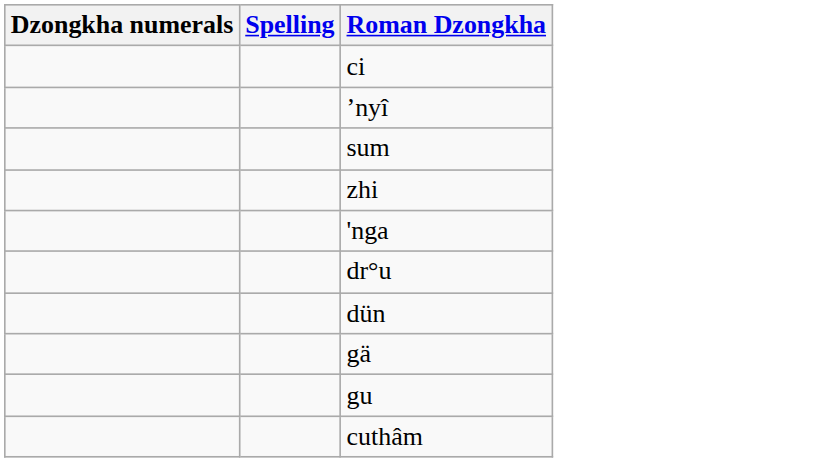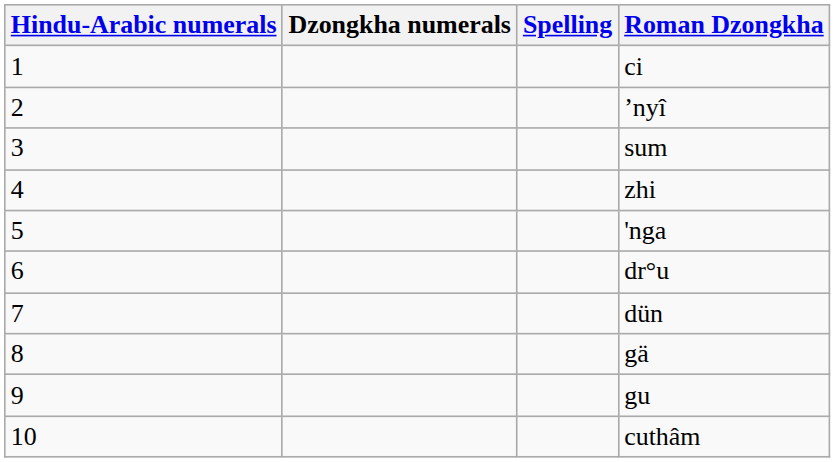+ column: (144, 25)
